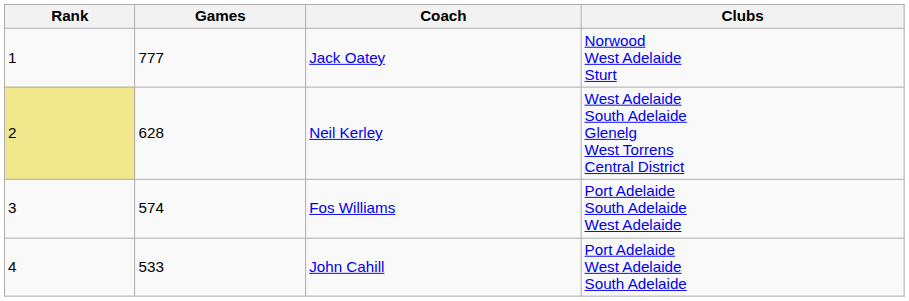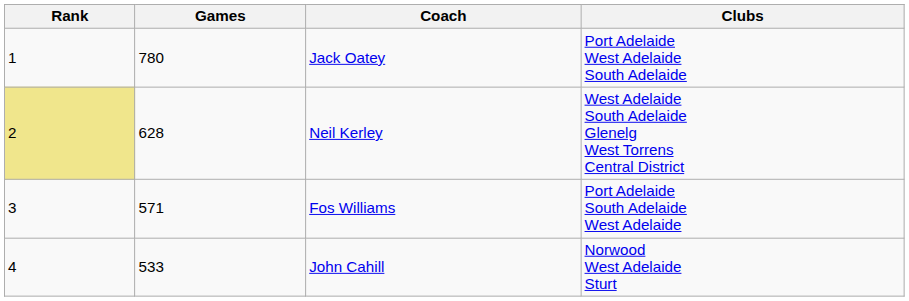(151, 57) 777 -> (151, 57) 780
(633, 57) Norwood West Adelaide Sturt -> (636, 57) Port Adelaide West Adelaide South Adelaide
(151, 208) 574 -> (151, 208) 571
(636, 266) Port Adelaide West Adelaide South Adelaide -> (633, 266) Norwood West Adelaide Sturt
